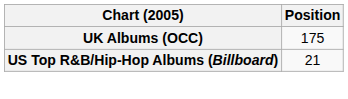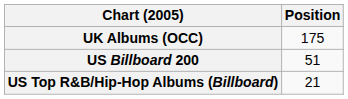+ row: (143, 60)
